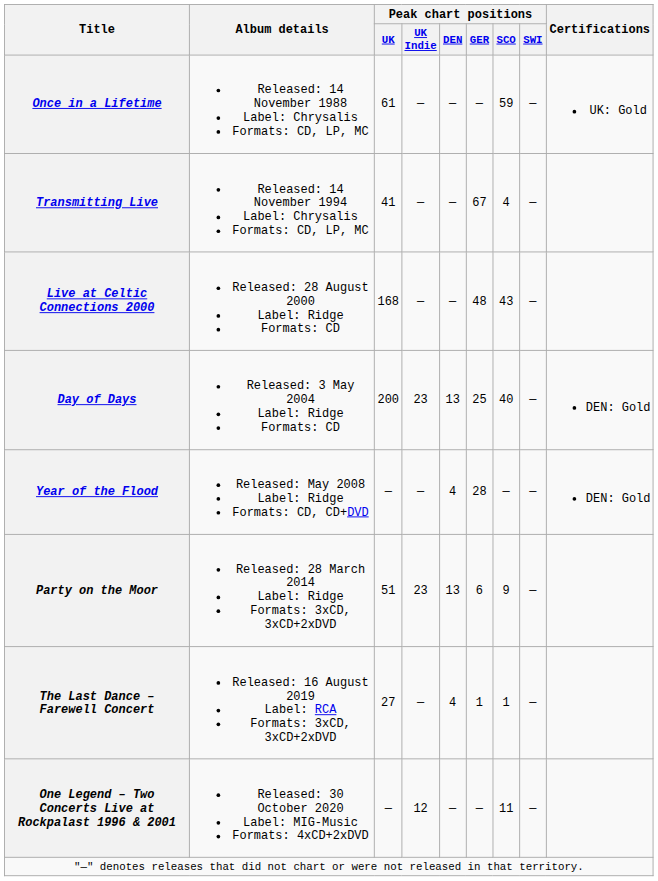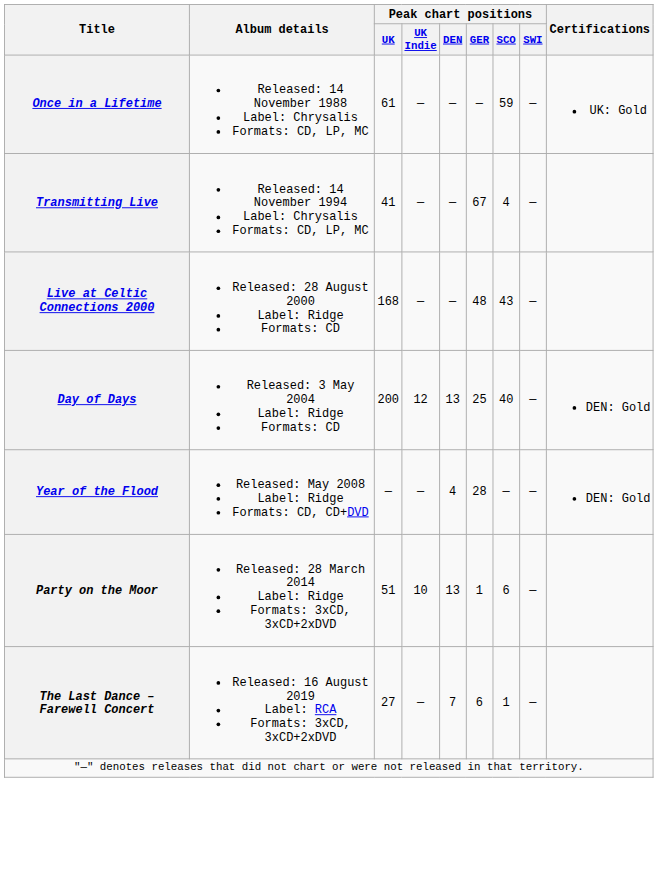(421, 400) 23 -> (421, 400) 12
(421, 590) 23 -> (421, 590) 10
(479, 590) 6 -> (479, 590) 1
(506, 590) 9 -> (506, 590) 6
(453, 703) 4 -> (453, 703) 7
(479, 703) 1 -> (479, 703) 6
- row: (97, 808)
